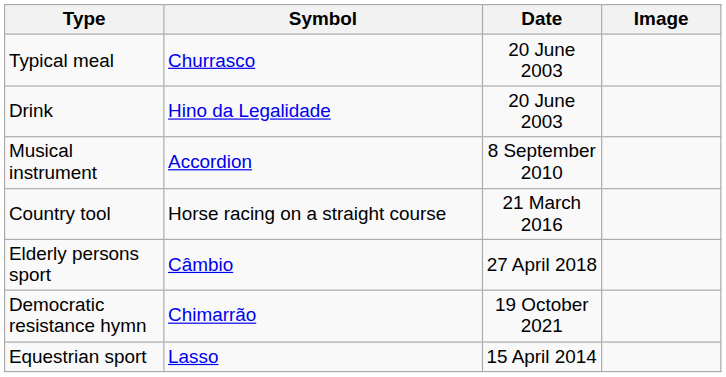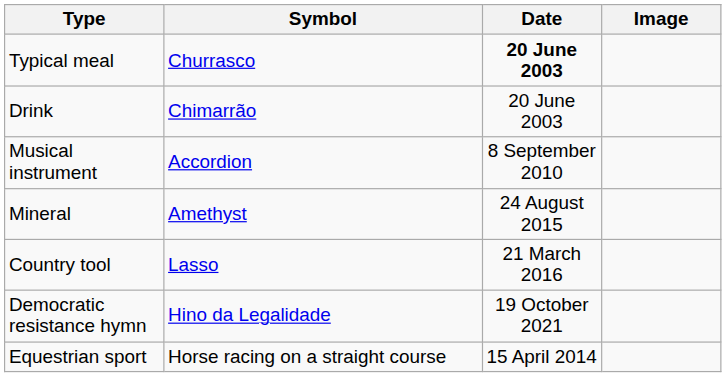(542, 60) normal -> (542, 60) bold
(249, 111) Hino da Legalidade -> (212, 111) Chimarrão
+ row: (40, 213)
(307, 213) Horse racing on a straight course -> (193, 264) Lasso
- row: (74, 264)
(212, 315) Chimarrão -> (249, 315) Hino da Legalidade
(193, 356) Lasso -> (307, 356) Horse racing on a straight course
